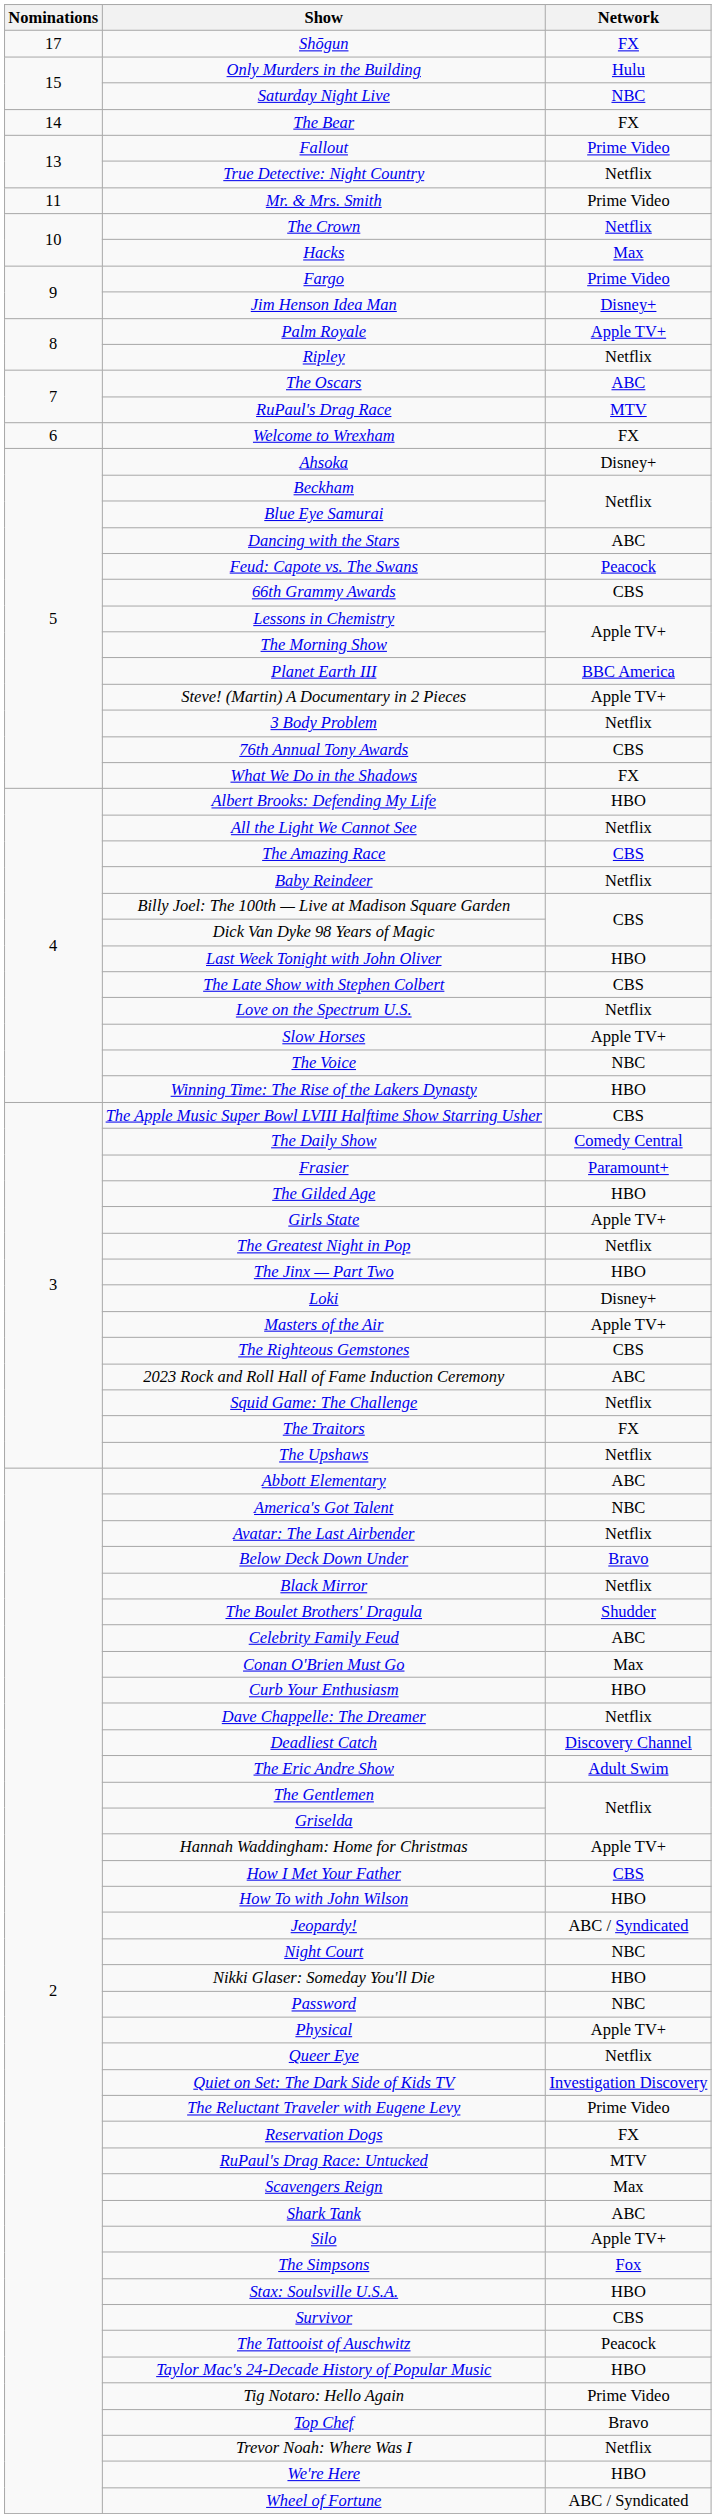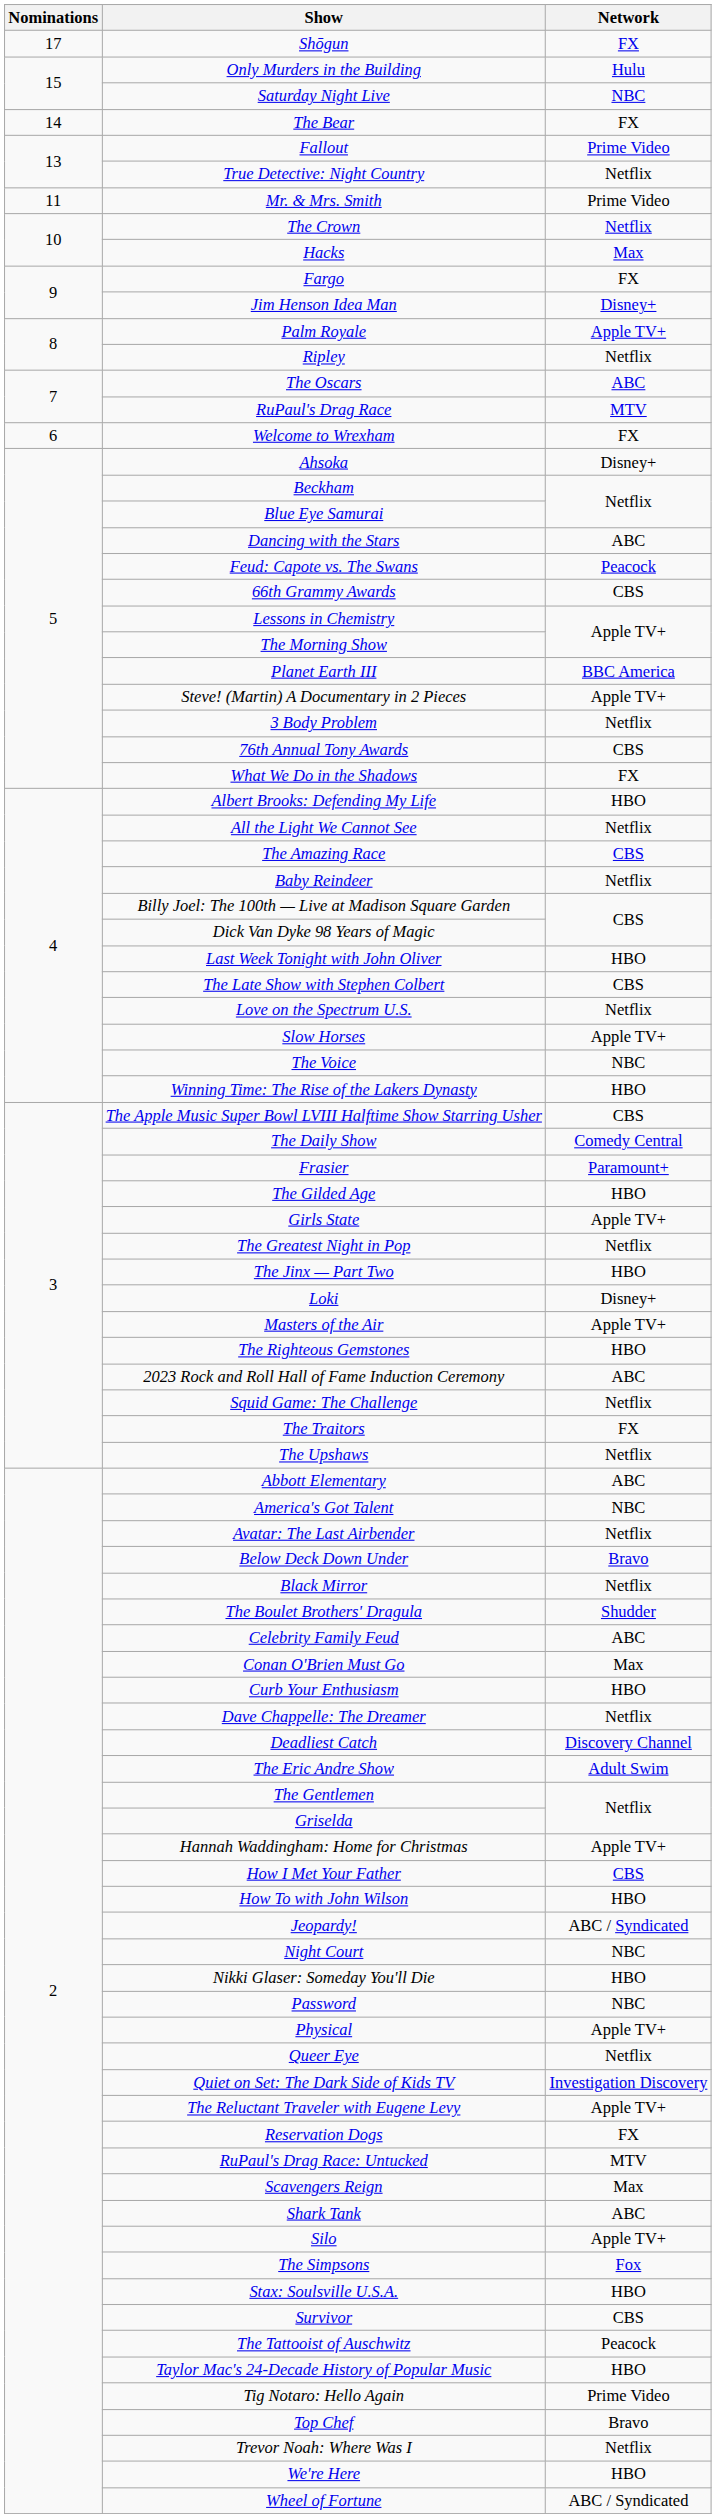(628, 278) Prime Video -> (628, 278) FX
(628, 1350) CBS -> (628, 1350) HBO
(628, 2108) Prime Video -> (628, 2108) Apple TV+
